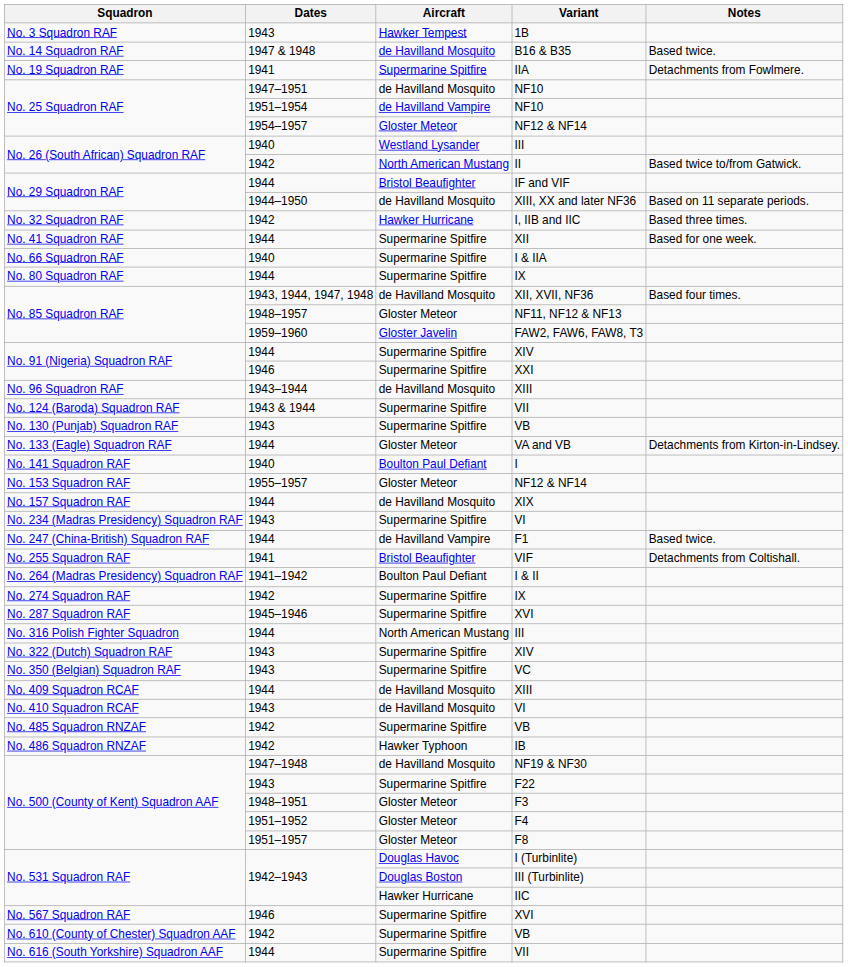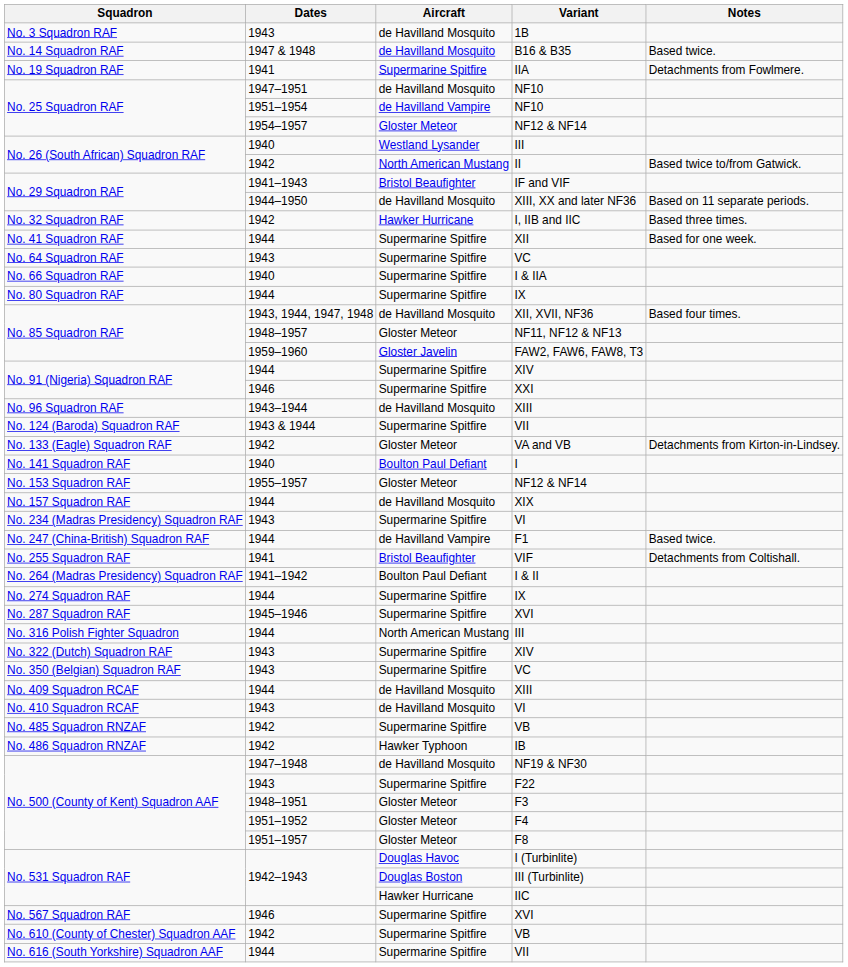(423, 32) Hawker Tempest -> (437, 32) de Havilland Mosquito
(261, 182) 1944 -> (278, 182) 1941–1943
+ row: (65, 257)
- row: (93, 426)
(261, 445) 1944 -> (261, 445) 1942
(261, 595) 1942 -> (261, 595) 1944
